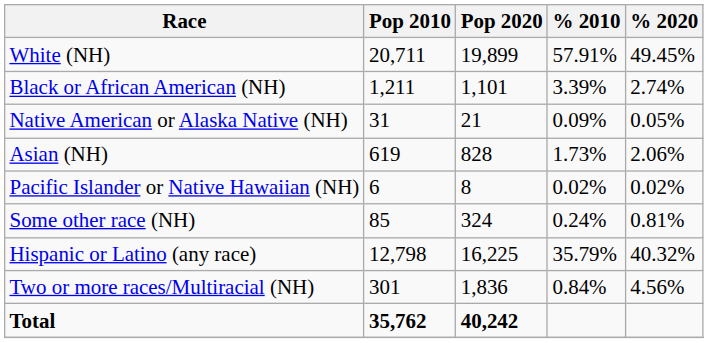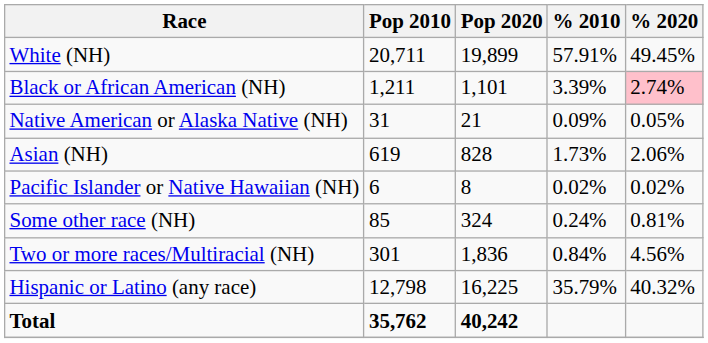(657, 87) no background -> (657, 87) pink background
rows swapped: (162, 287) <-> (133, 253)
